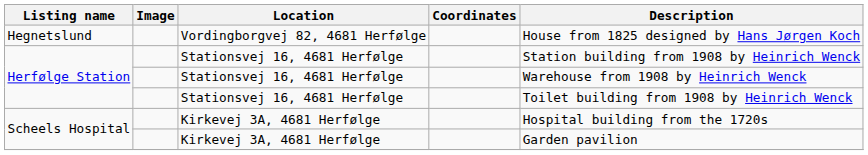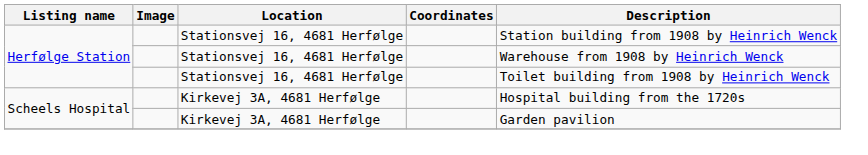- row: (50, 36)
